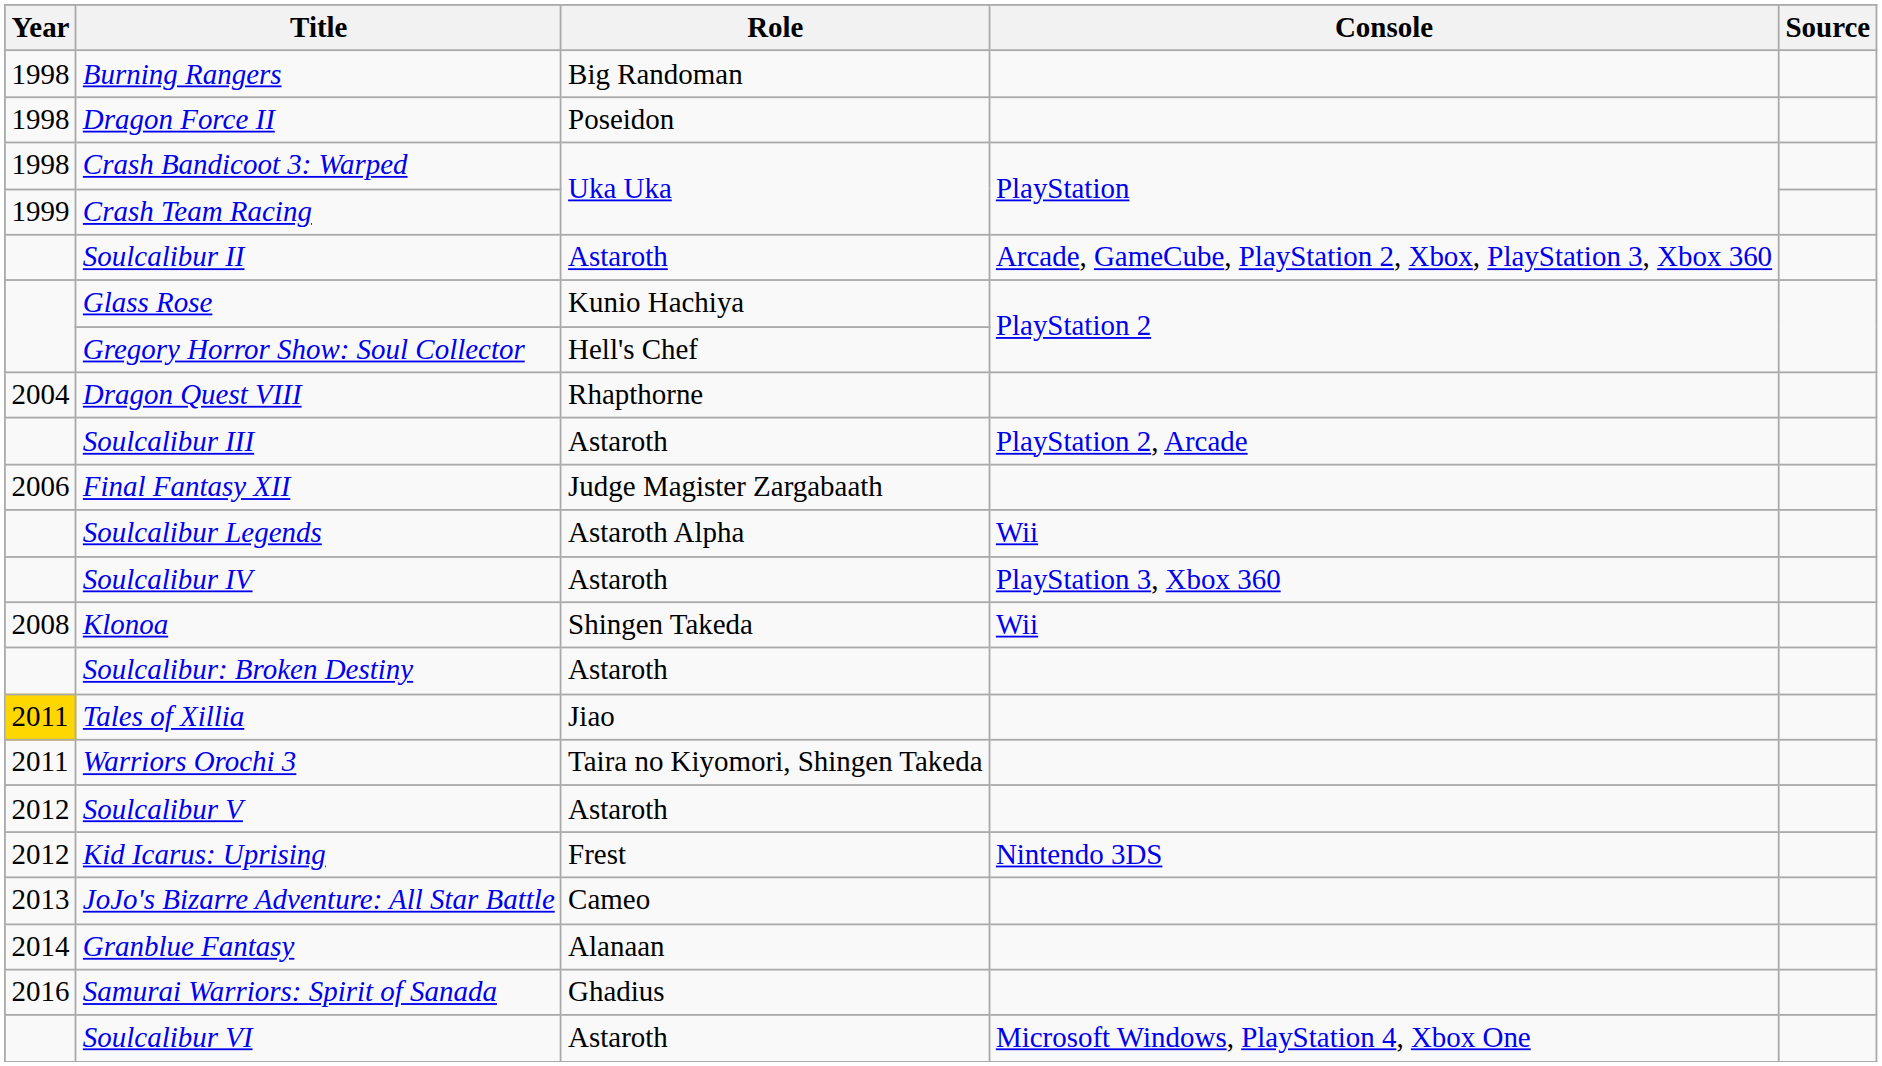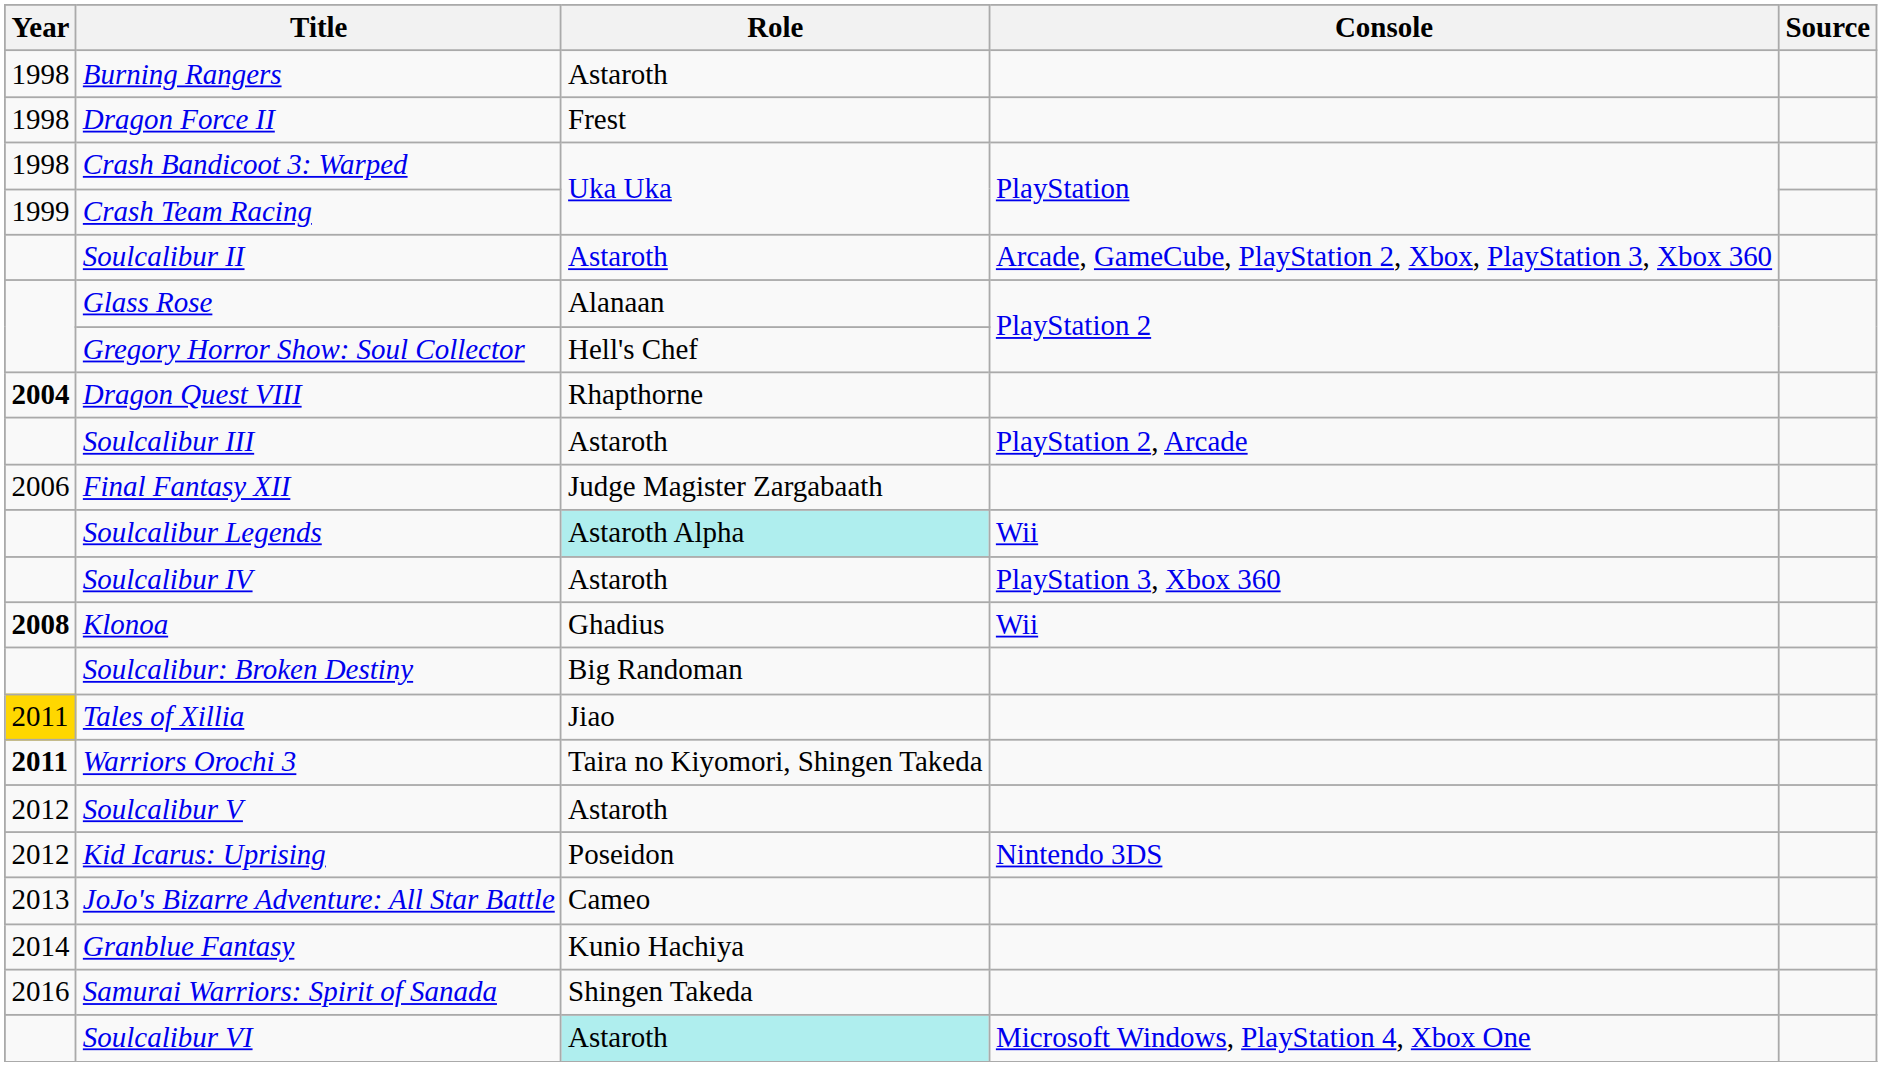(655, 73) Big Randoman -> (618, 73) Astaroth
(621, 119) Poseidon -> (597, 119) Frest
(656, 303) Kunio Hachiya -> (616, 303) Alanaan
(41, 394) normal -> (41, 394) bold
(656, 532) no background -> (656, 532) paleturquoise background
(41, 624) normal -> (41, 624) bold
(661, 624) Shingen Takeda -> (616, 624) Ghadius
(618, 670) Astaroth -> (655, 670) Big Randoman
(40, 762) normal -> (40, 762) bold
(597, 854) Frest -> (621, 854) Poseidon
(616, 946) Alanaan -> (656, 946) Kunio Hachiya
(616, 991) Ghadius -> (661, 991) Shingen Takeda
(618, 1037) no background -> (618, 1037) paleturquoise background
